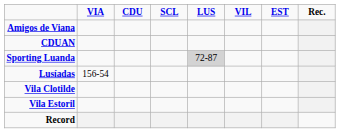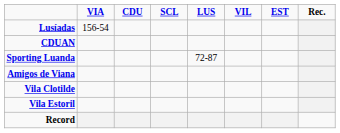rows swapped: (41, 28) <-> (57, 74)
(206, 58) lightgrey background -> (206, 58) no background
